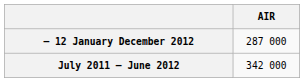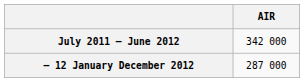rows swapped: (119, 41) <-> (119, 65)
